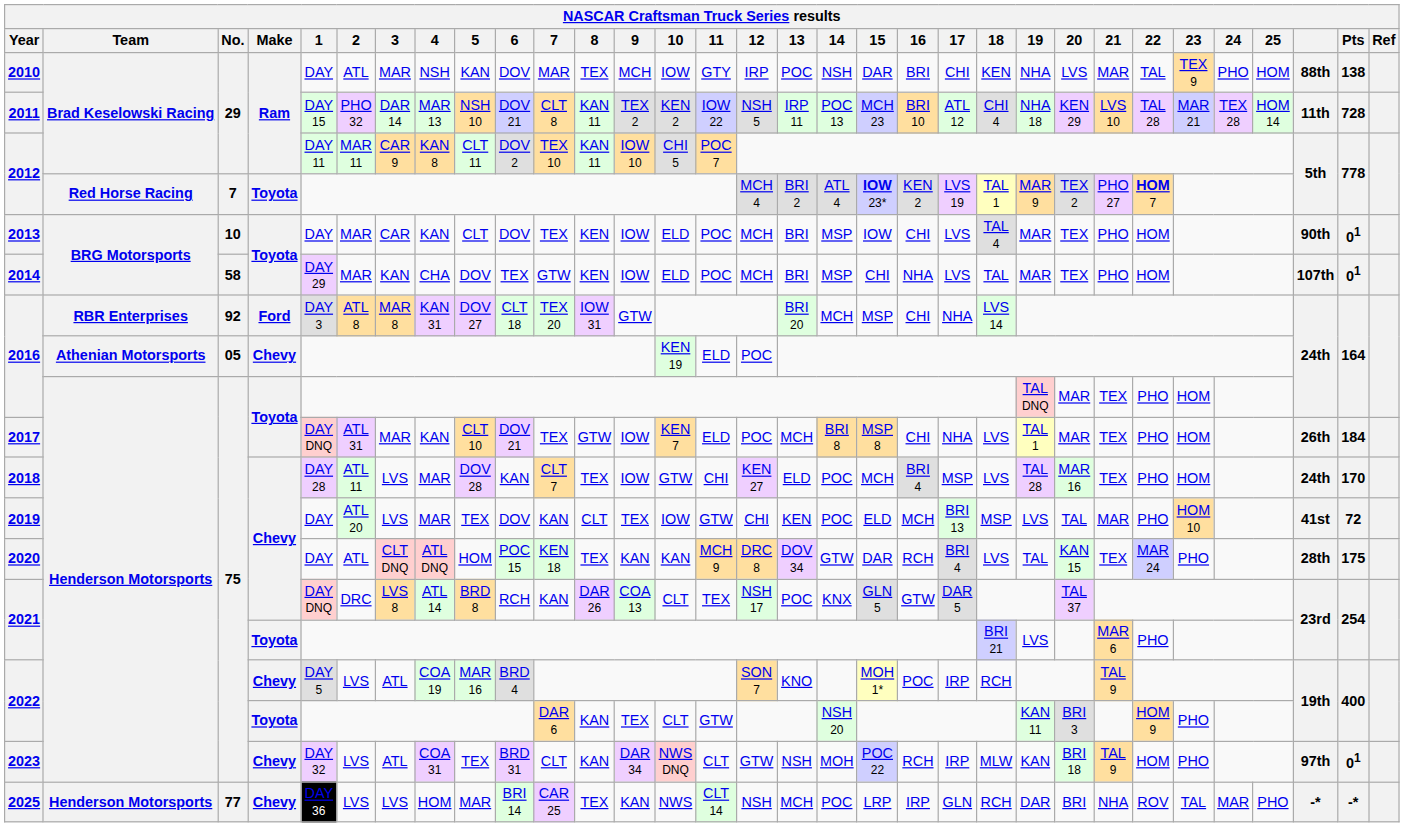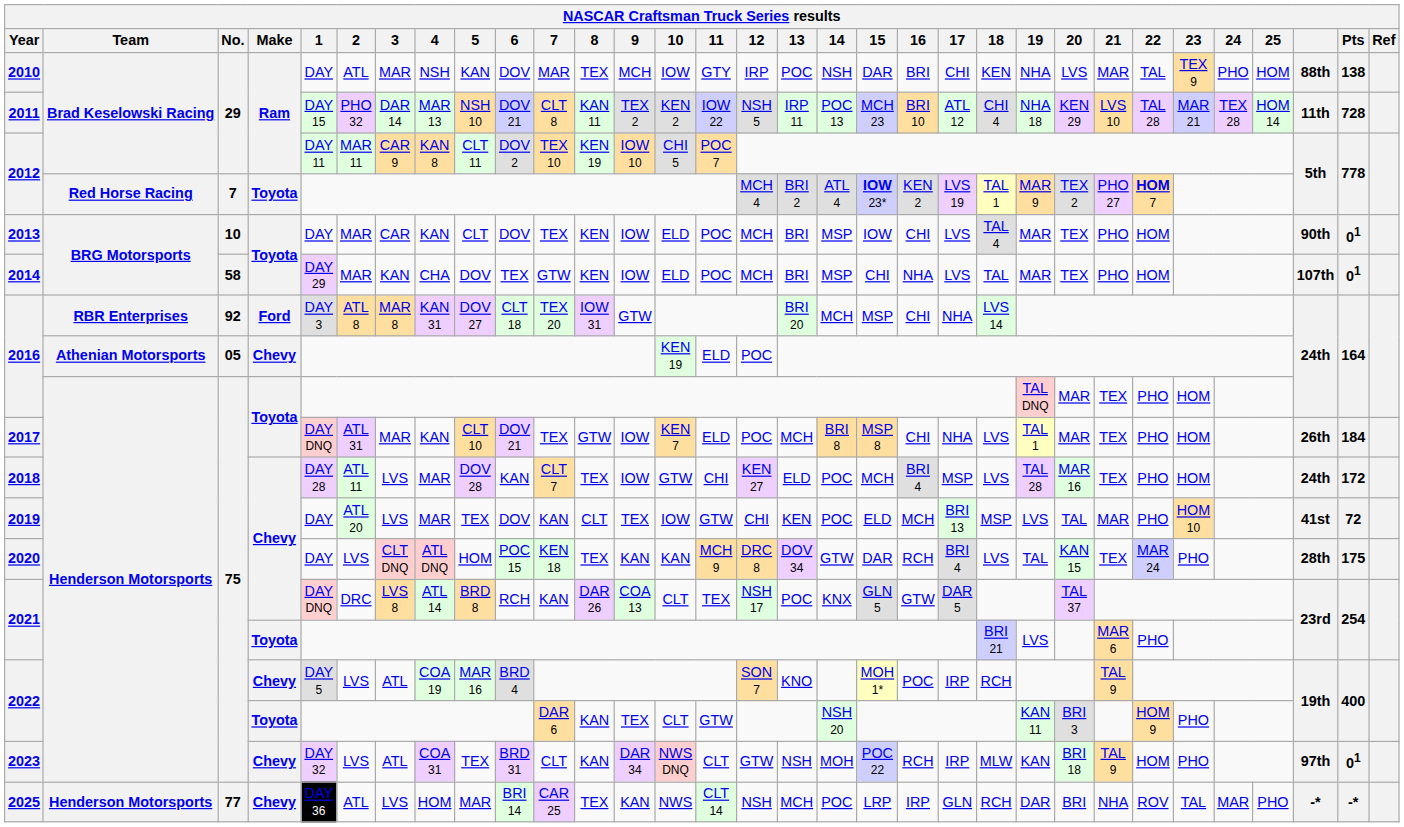(594, 153) KAN 11 -> (594, 153) KEN 19
(1353, 478) 170 -> (1353, 478) 172
(356, 559) ATL -> (356, 559) LVS
(356, 802) LVS -> (356, 802) ATL
